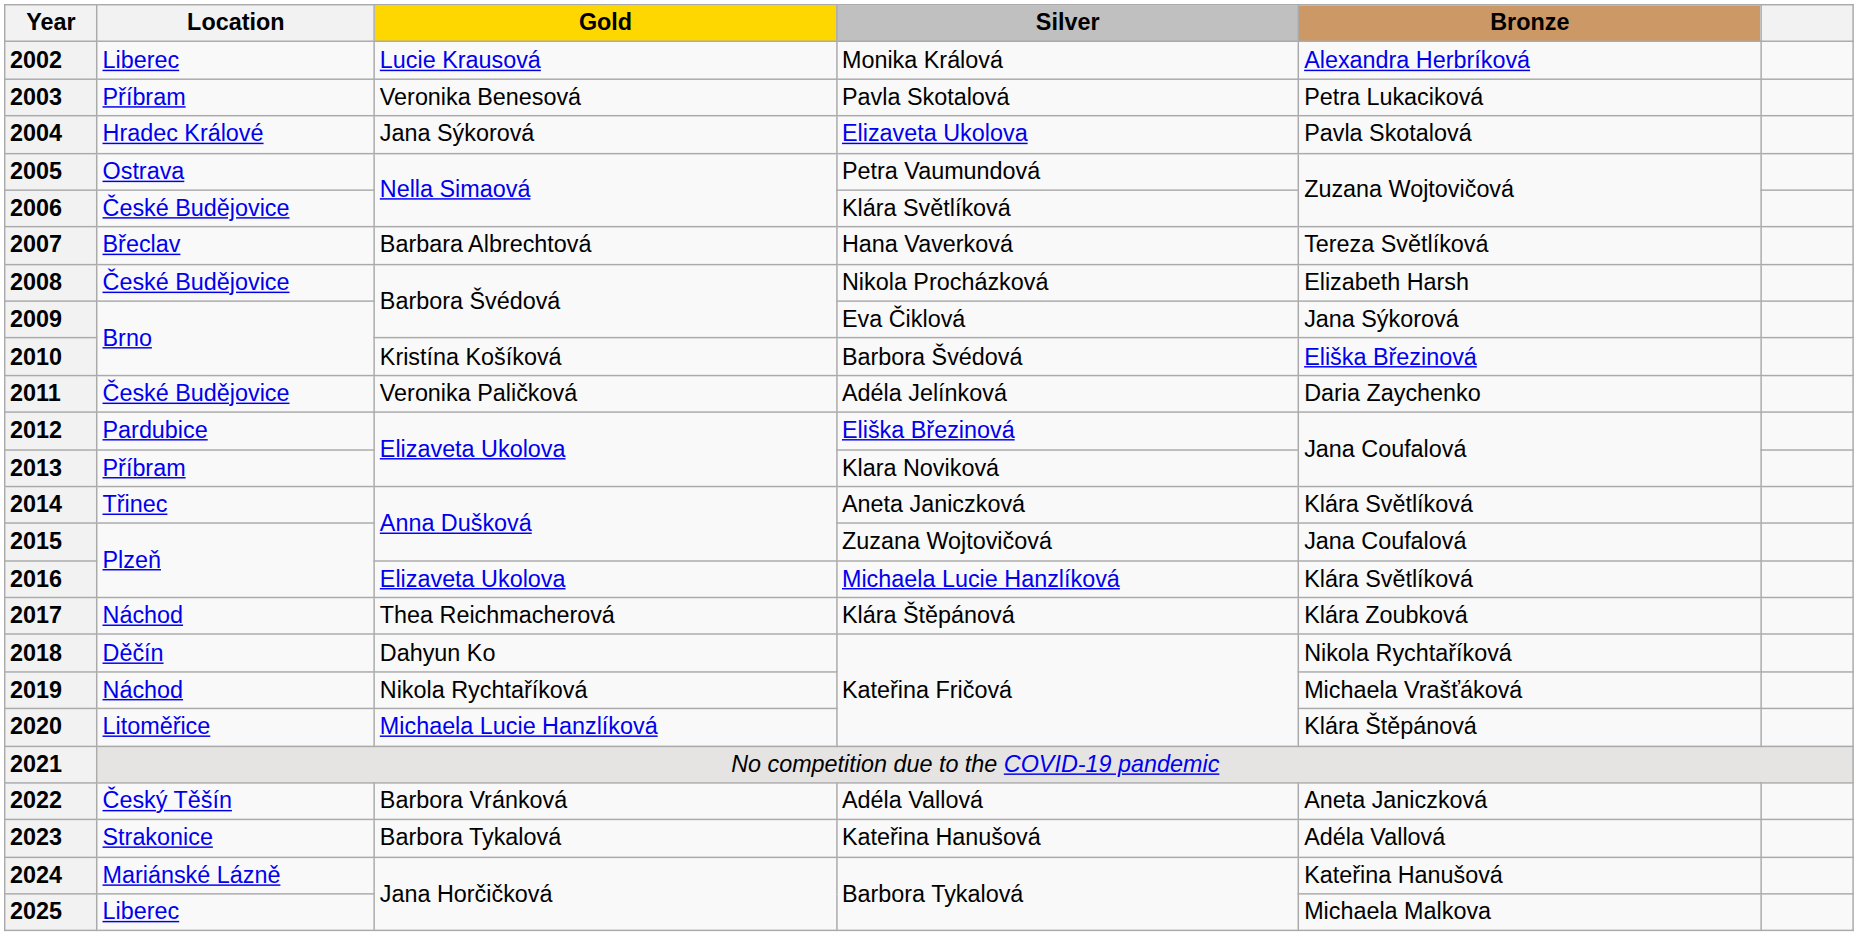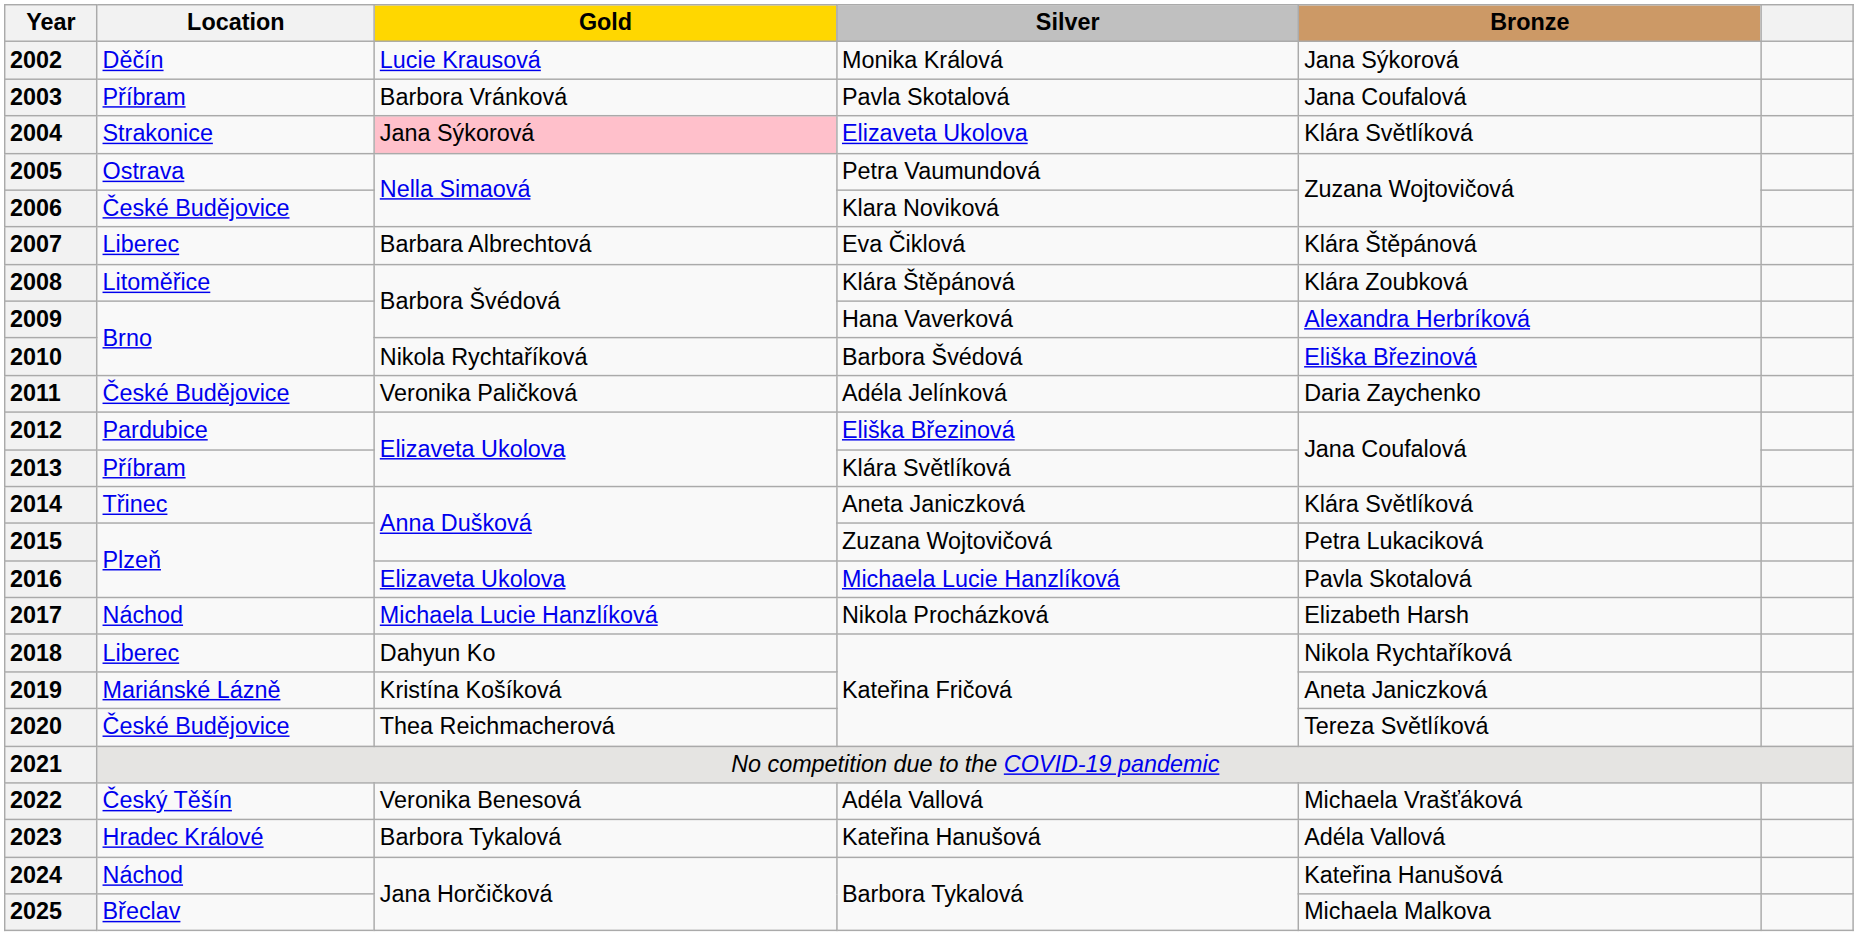(141, 60) Liberec -> (133, 60) Děčín
(1417, 60) Alexandra Herbríková -> (1381, 60) Jana Sýkorová
(480, 97) Veronika Benesová -> (474, 97) Barbora Vránková
(1394, 97) Petra Lukaciková -> (1385, 97) Jana Coufalová
(183, 134) Hradec Králové -> (158, 134) Strakonice
(457, 134) no background -> (457, 134) pink background
(1388, 134) Pavla Skotalová -> (1389, 134) Klára Světlíková
(926, 208) Klára Světlíková -> (921, 208) Klara Noviková
(141, 245) Břeclav -> (141, 245) Liberec
(927, 245) Hana Vaverková -> (904, 245) Eva Čiklová
(1396, 245) Tereza Světlíková -> (1390, 245) Klára Štěpánová
(196, 282) České Budějovice -> (156, 282) Litoměřice
(945, 282) Nikola Procházková -> (928, 282) Klára Štěpánová
(1387, 282) Elizabeth Harsh -> (1386, 282) Klára Zoubková
(904, 319) Eva Čiklová -> (927, 319) Hana Vaverková
(1381, 319) Jana Sýkorová -> (1417, 319) Alexandra Herbríková
(471, 356) Kristína Košíková -> (484, 356) Nikola Rychtaříková
(921, 467) Klara Noviková -> (926, 467) Klára Světlíková
(1385, 541) Jana Coufalová -> (1394, 541) Petra Lukaciková
(1389, 578) Klára Světlíková -> (1388, 578) Pavla Skotalová
(497, 615) Thea Reichmacherová -> (519, 615) Michaela Lucie Hanzlíková
(928, 615) Klára Štěpánová -> (945, 615) Nikola Procházková
(1386, 615) Klára Zoubková -> (1387, 615) Elizabeth Harsh
(133, 652) Děčín -> (141, 652) Liberec
(143, 689) Náchod -> (191, 689) Mariánské Lázně
(484, 689) Nikola Rychtaříková -> (471, 689) Kristína Košíková
(1413, 689) Michaela Vrašťáková -> (1396, 689) Aneta Janiczková
(156, 726) Litoměřice -> (196, 726) České Budějovice
(519, 726) Michaela Lucie Hanzlíková -> (497, 726) Thea Reichmacherová
(1390, 726) Klára Štěpánová -> (1396, 726) Tereza Světlíková
(474, 801) Barbora Vránková -> (480, 801) Veronika Benesová
(1396, 801) Aneta Janiczková -> (1413, 801) Michaela Vrašťáková
(158, 838) Strakonice -> (183, 838) Hradec Králové
(191, 875) Mariánské Lázně -> (143, 875) Náchod
(141, 912) Liberec -> (141, 912) Břeclav
